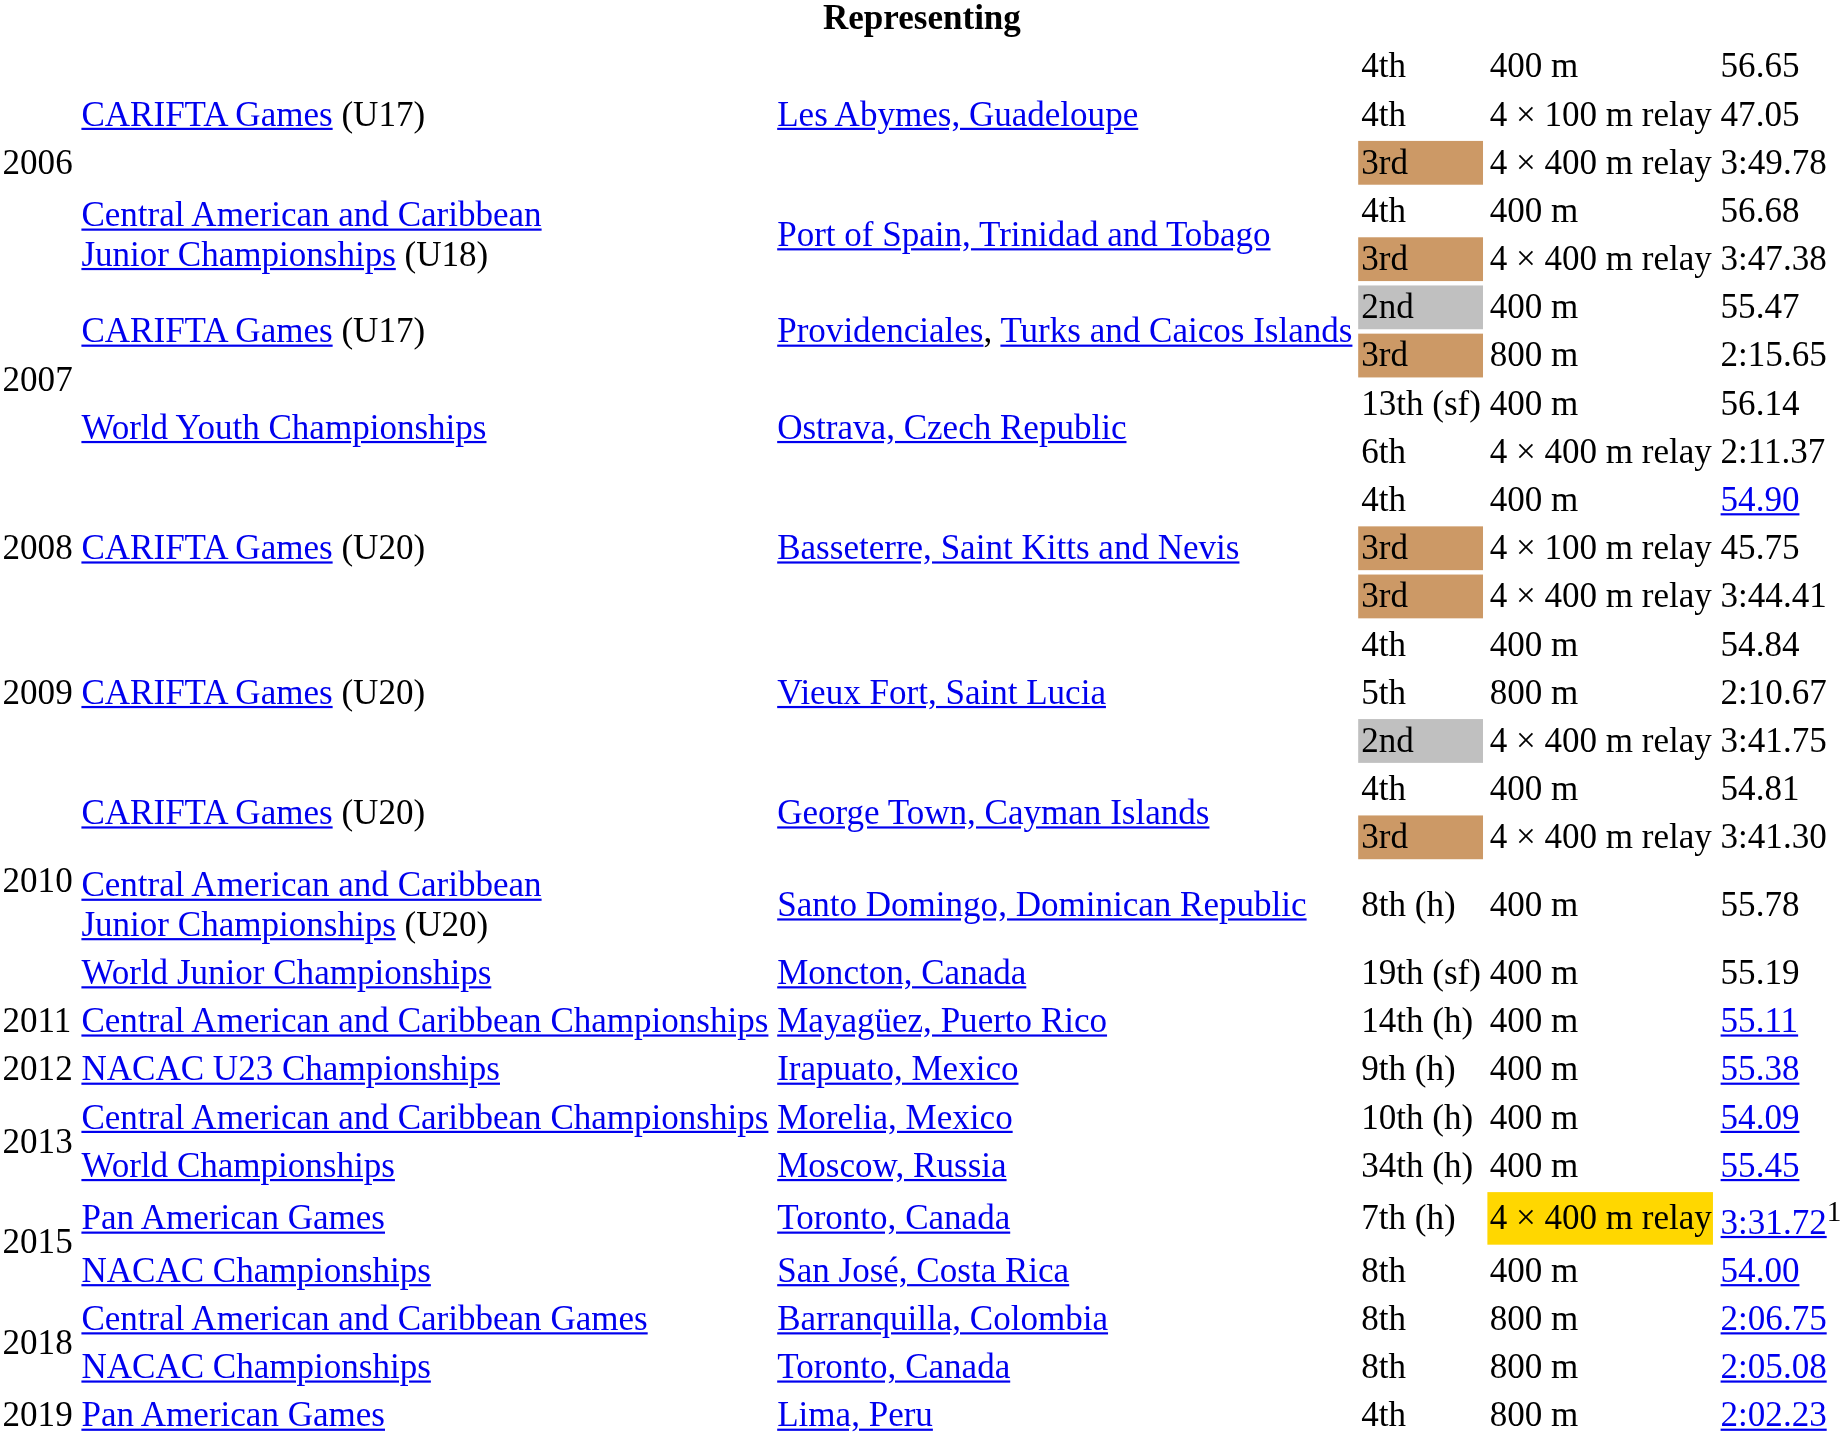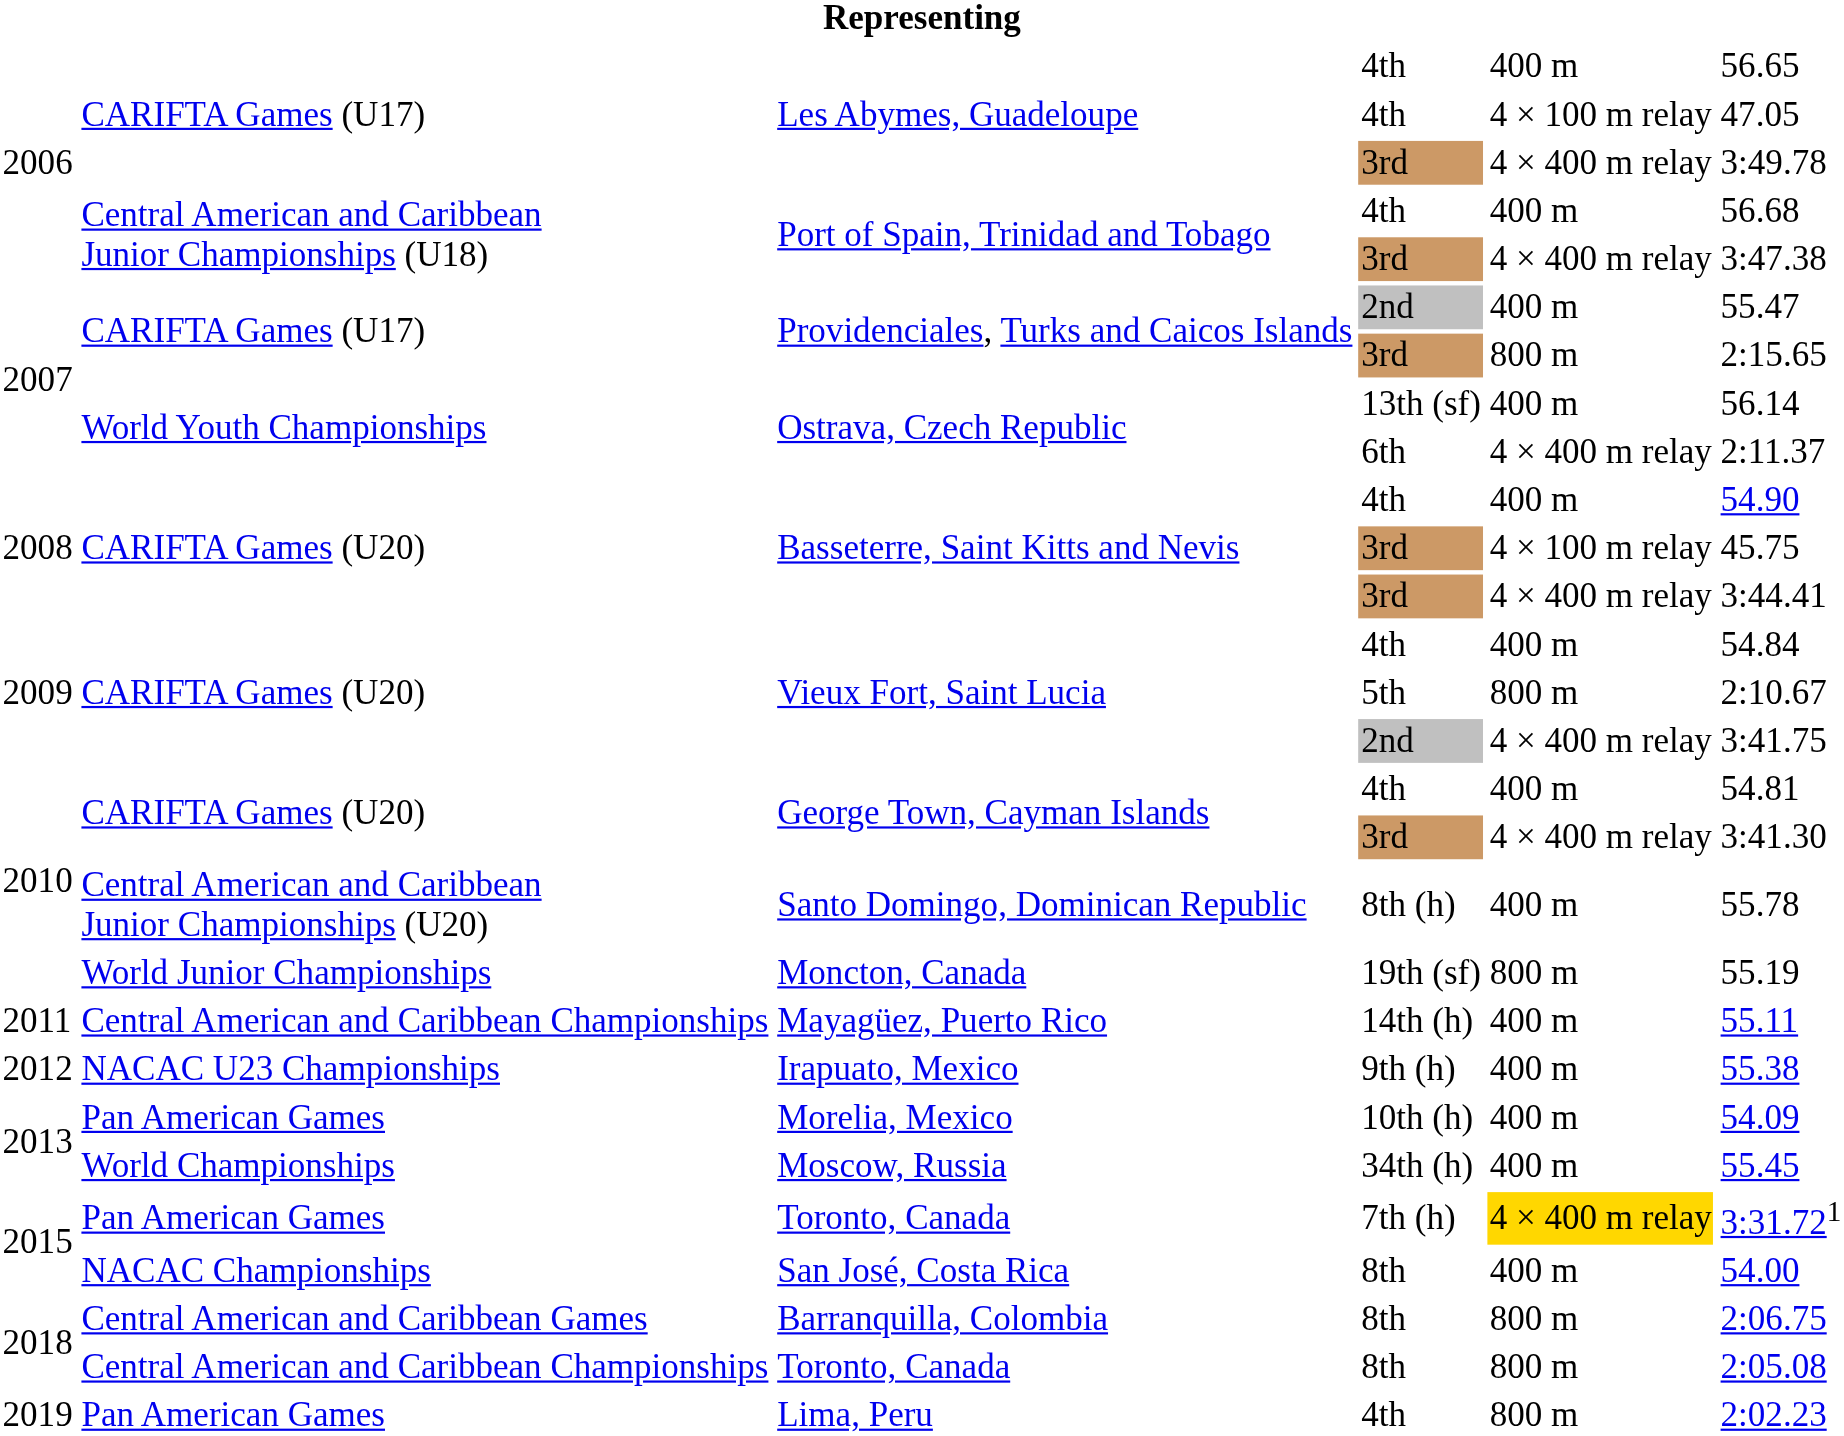(1534, 972) 400 m -> (1534, 972) 800 m
(425, 1117) Central American and Caribbean Championships -> (233, 1117) Pan American Games
(256, 1367) NACAC Championships -> (425, 1367) Central American and Caribbean Championships
